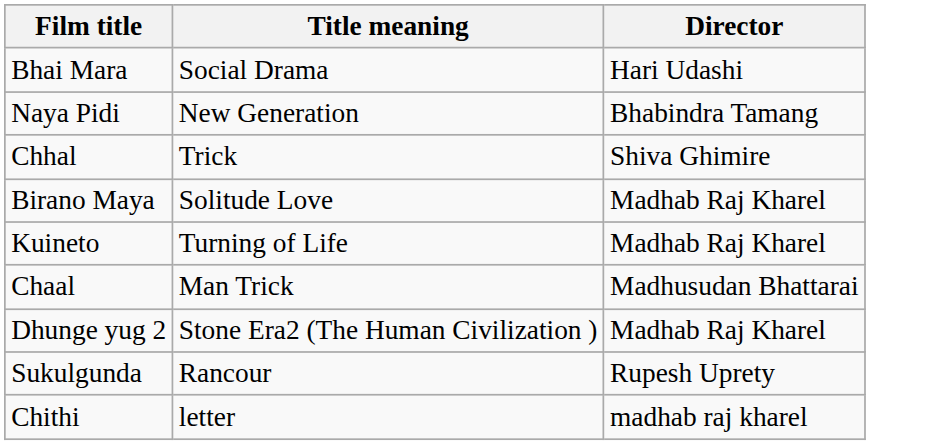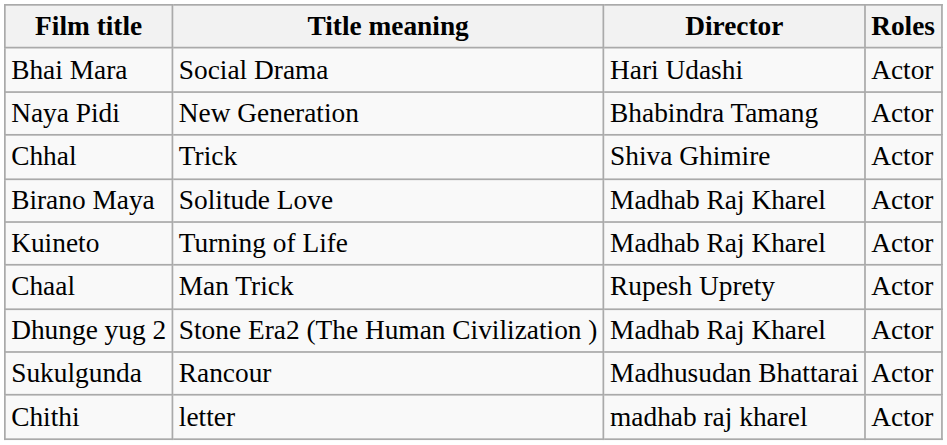+ column: (903, 26)
(734, 286) Madhusudan Bhattarai -> (693, 286) Rupesh Uprety
(693, 373) Rupesh Uprety -> (734, 373) Madhusudan Bhattarai
